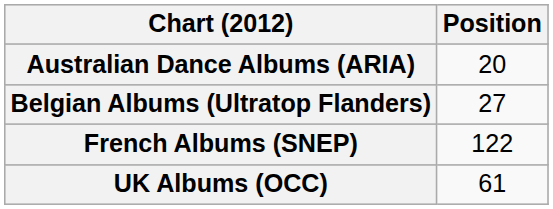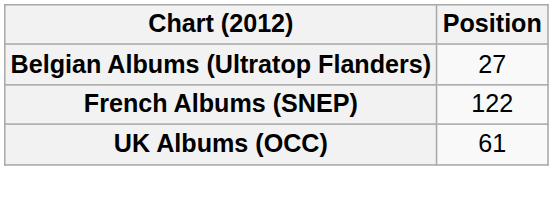- row: (221, 64)
